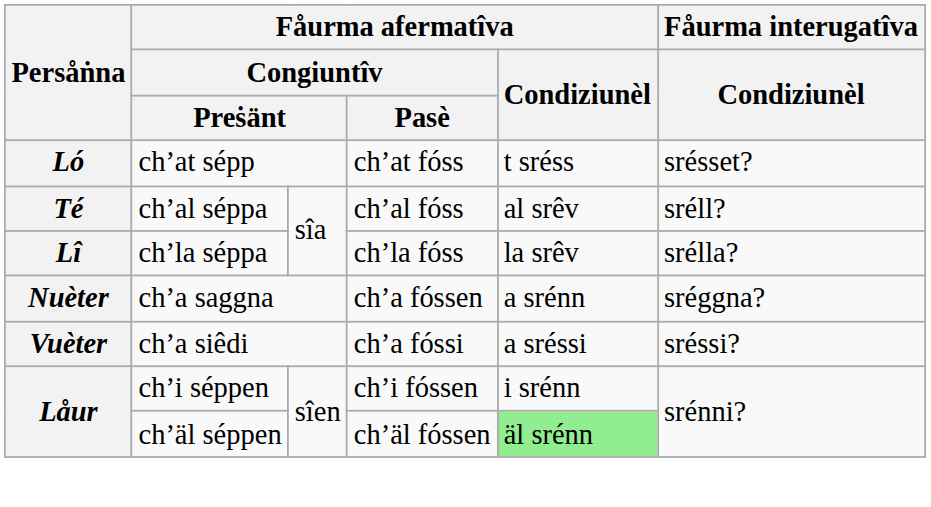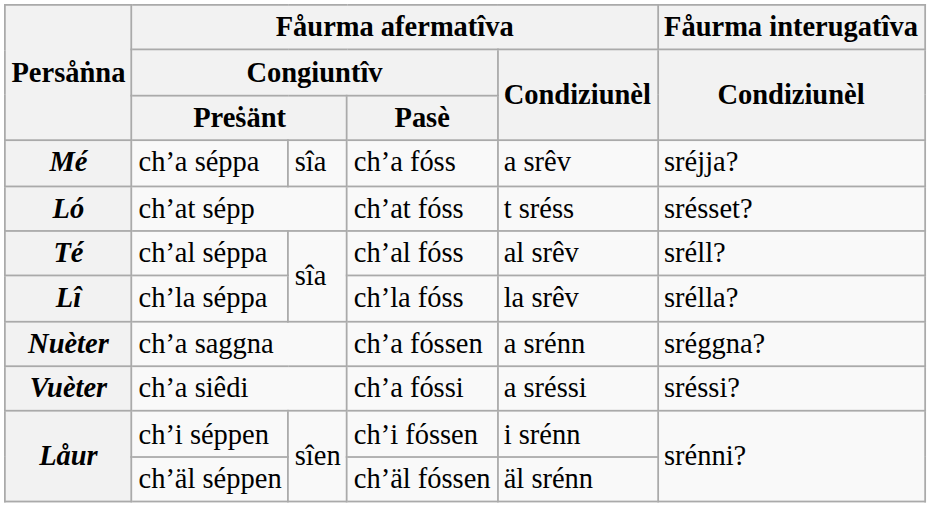+ row: (199, 162)
(548, 433) lightgreen background -> (548, 478) no background
